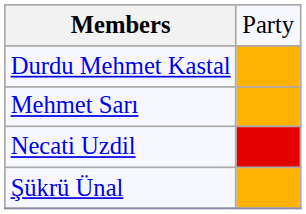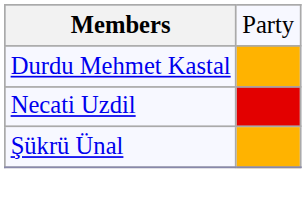- row: (75, 106)
